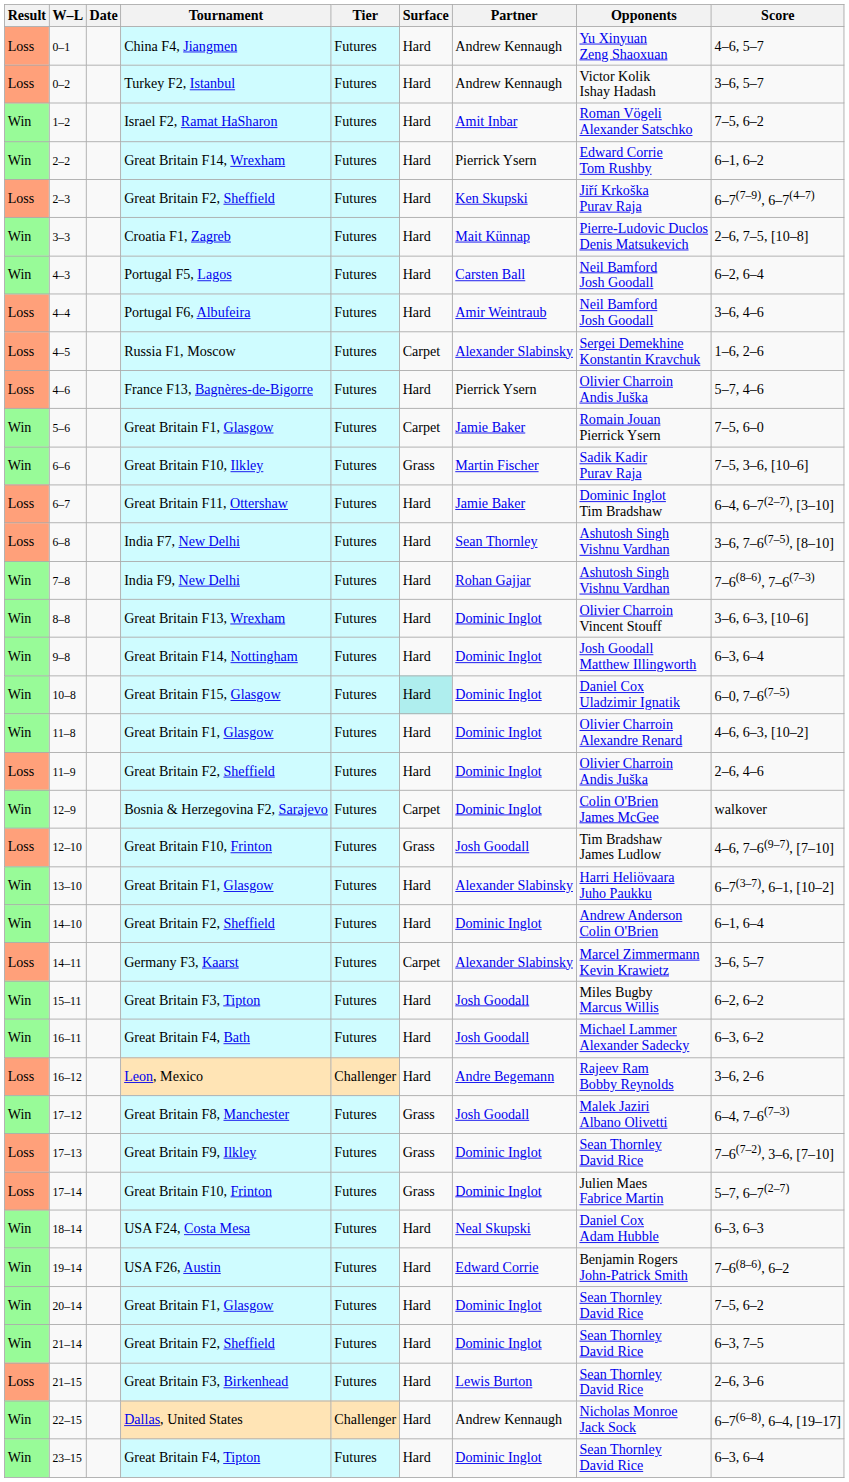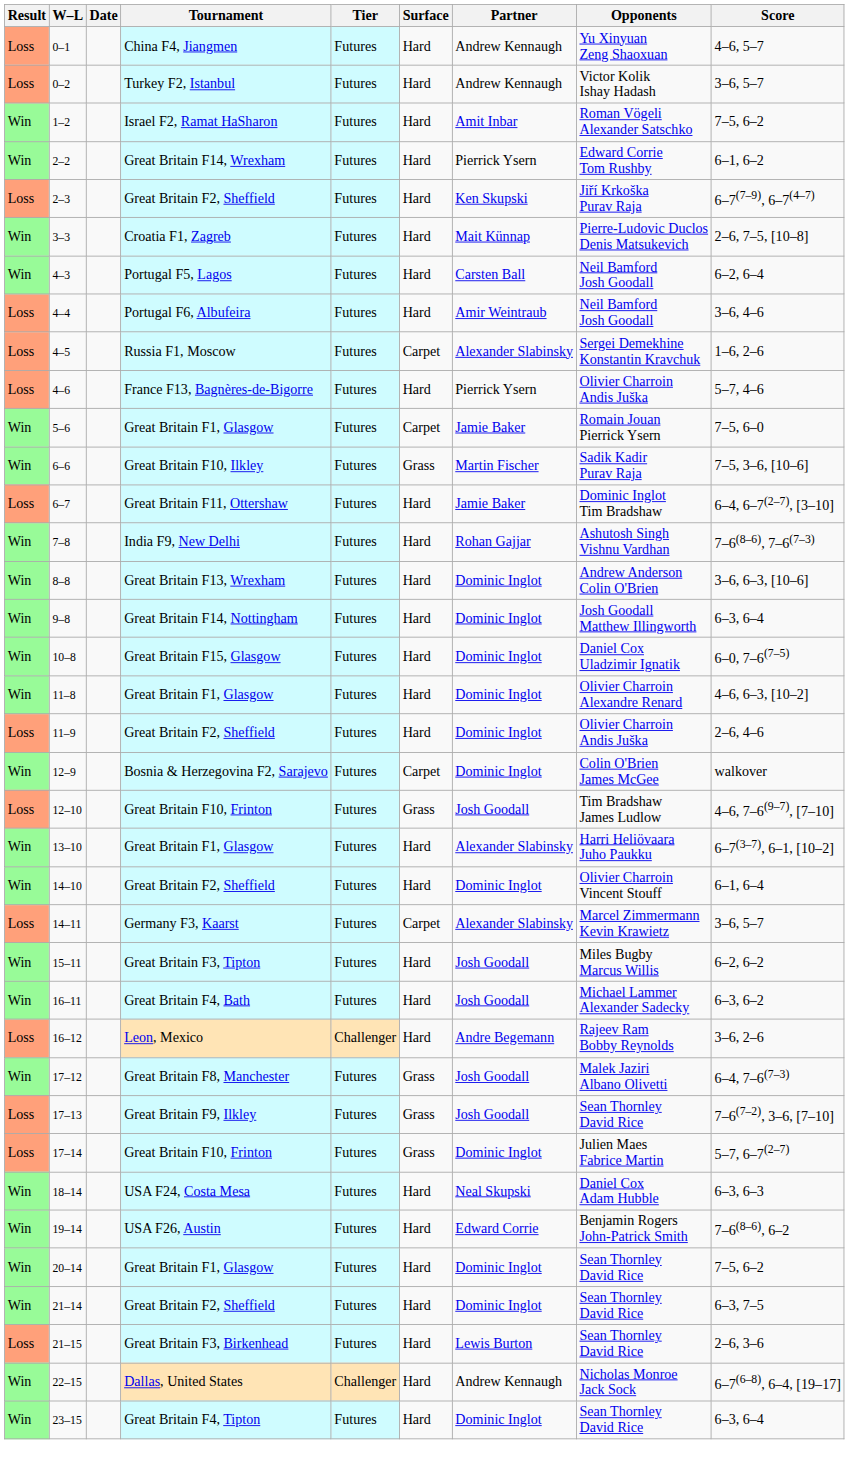- row: (61, 543)
(626, 618) Olivier Charroin Vincent Stouff -> (631, 580) Andrew Anderson Colin O'Brien
(417, 694) paleturquoise background -> (417, 656) no background
(631, 923) Andrew Anderson Colin O'Brien -> (626, 885) Olivier Charroin Vincent Stouff
(498, 1152) Dominic Inglot -> (492, 1114) Josh Goodall
